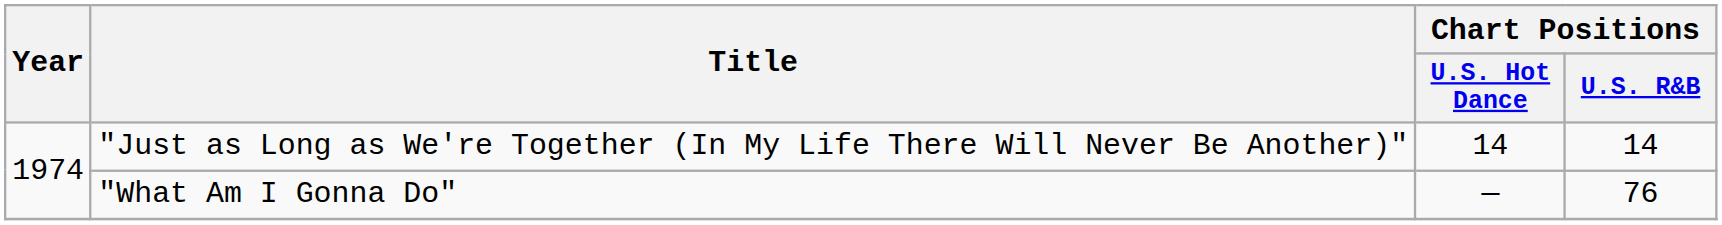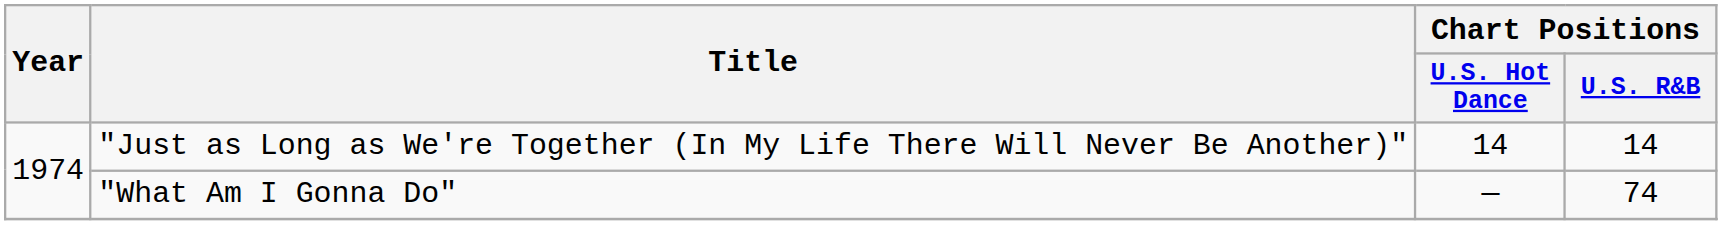(1641, 194) 76 -> (1641, 194) 74
